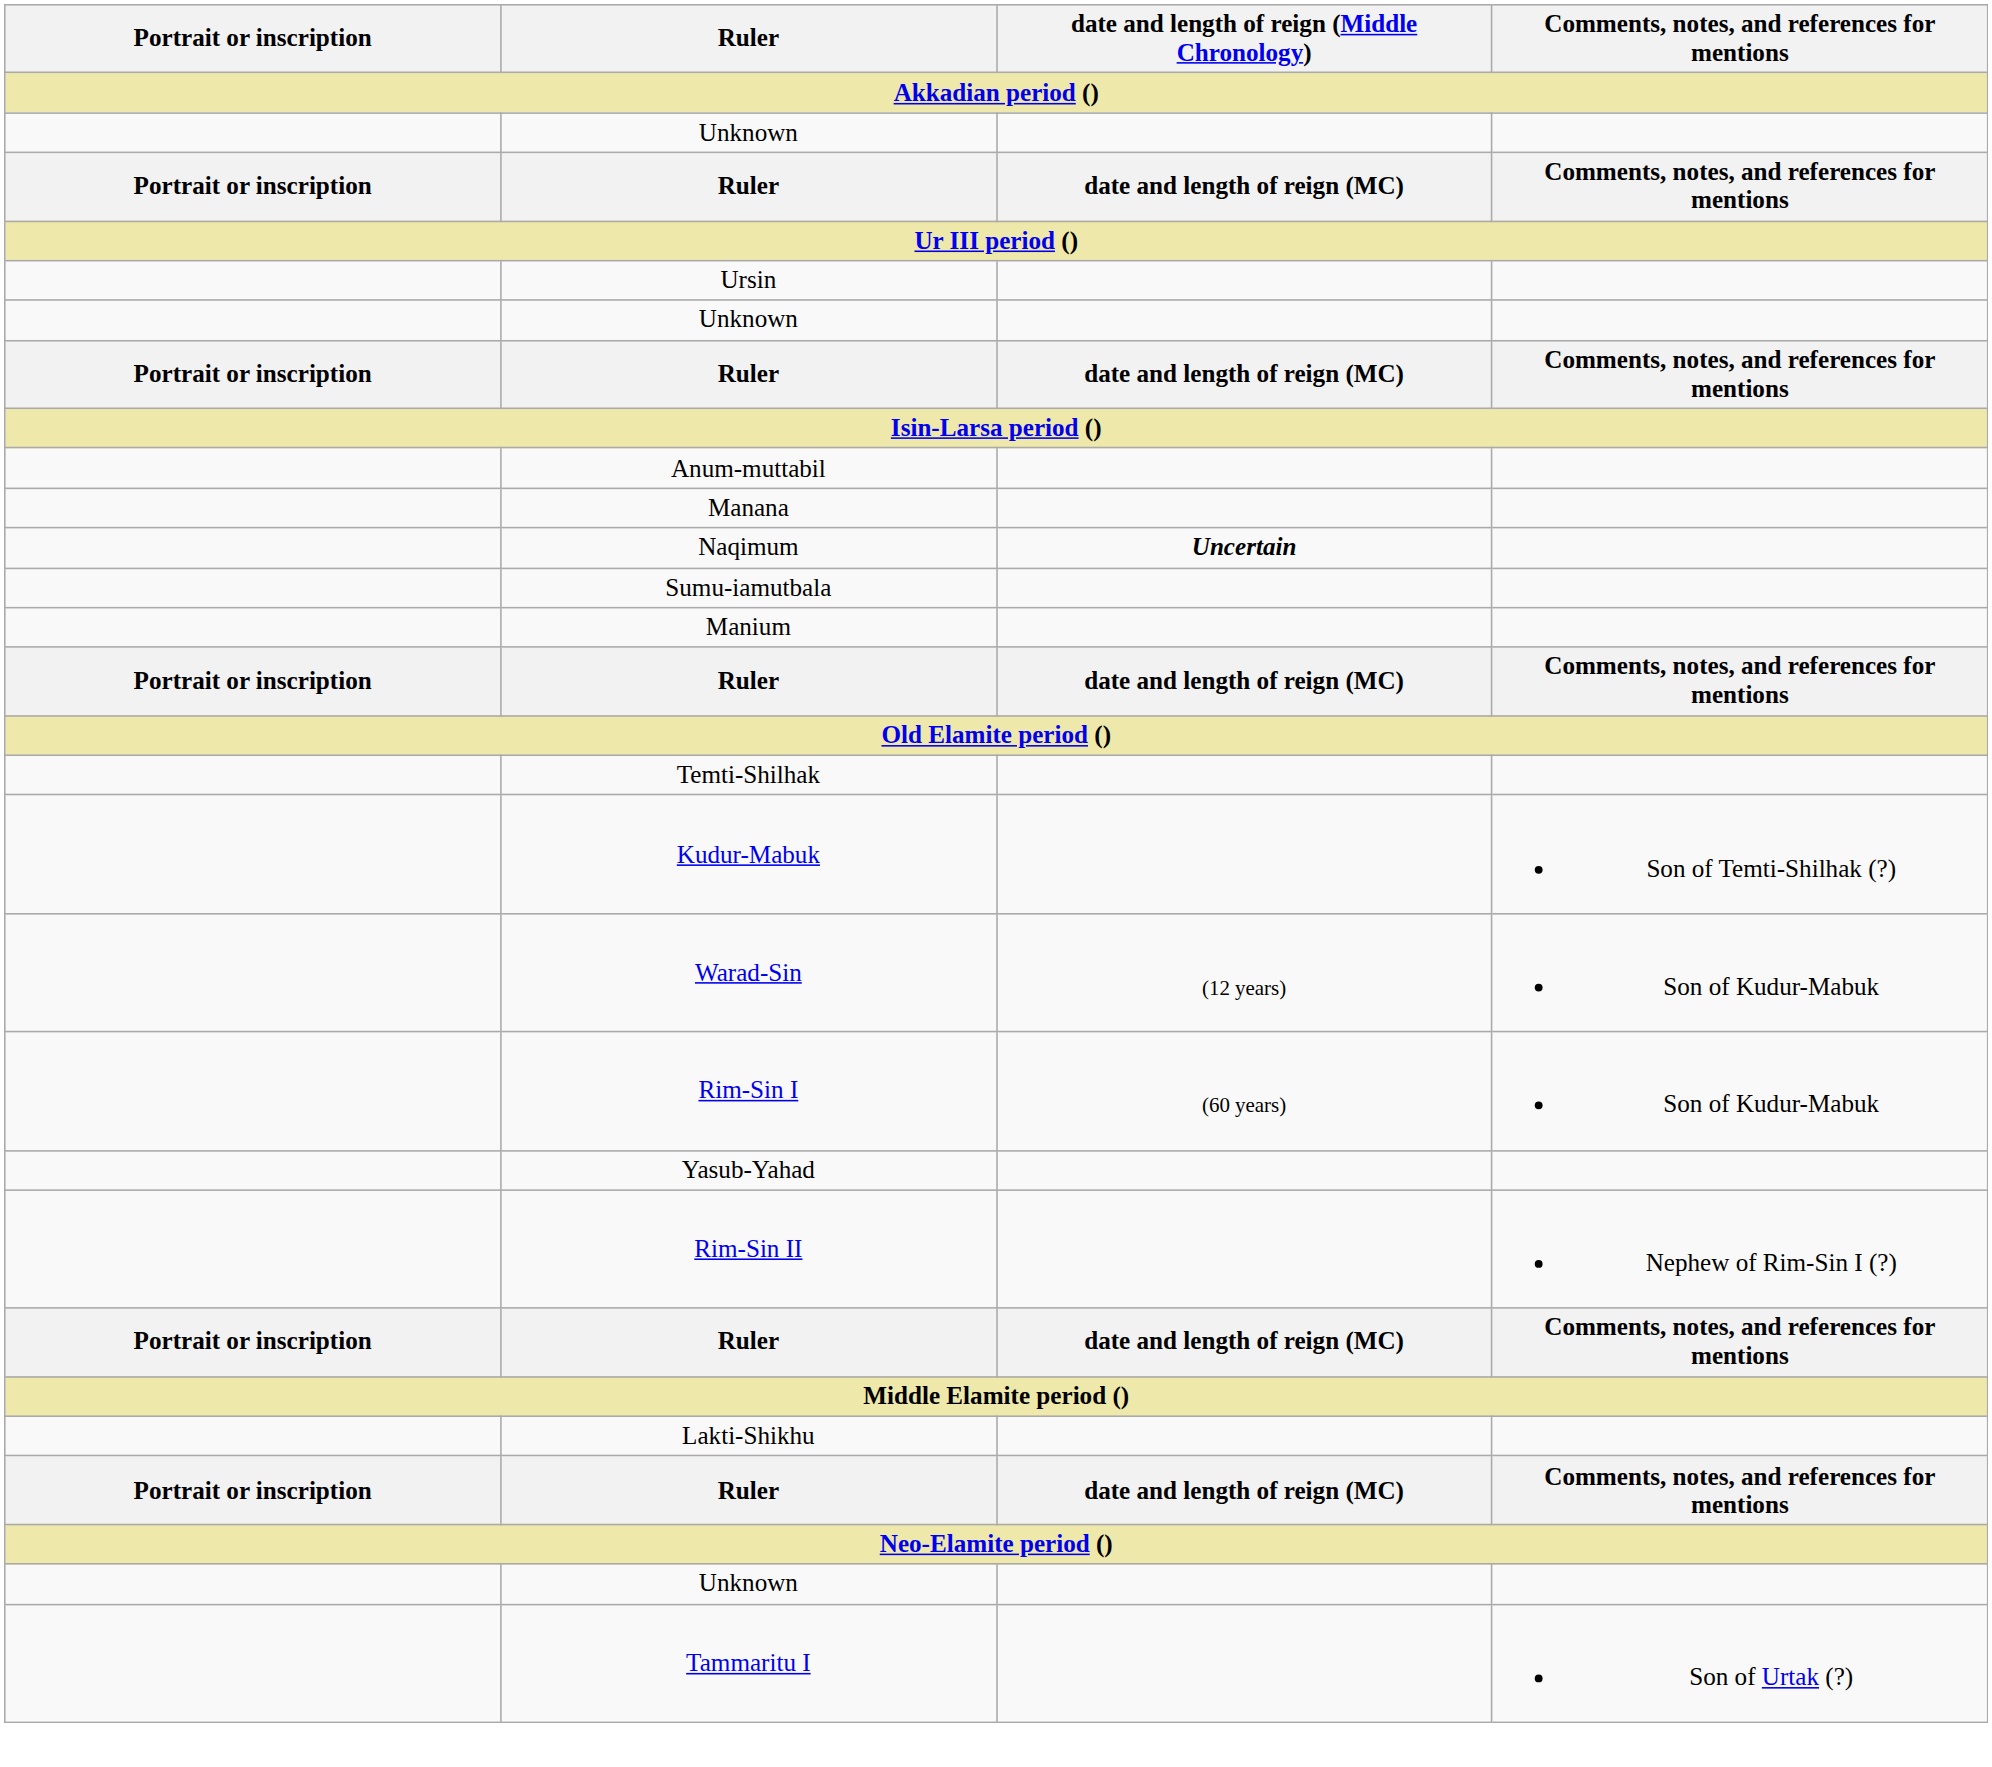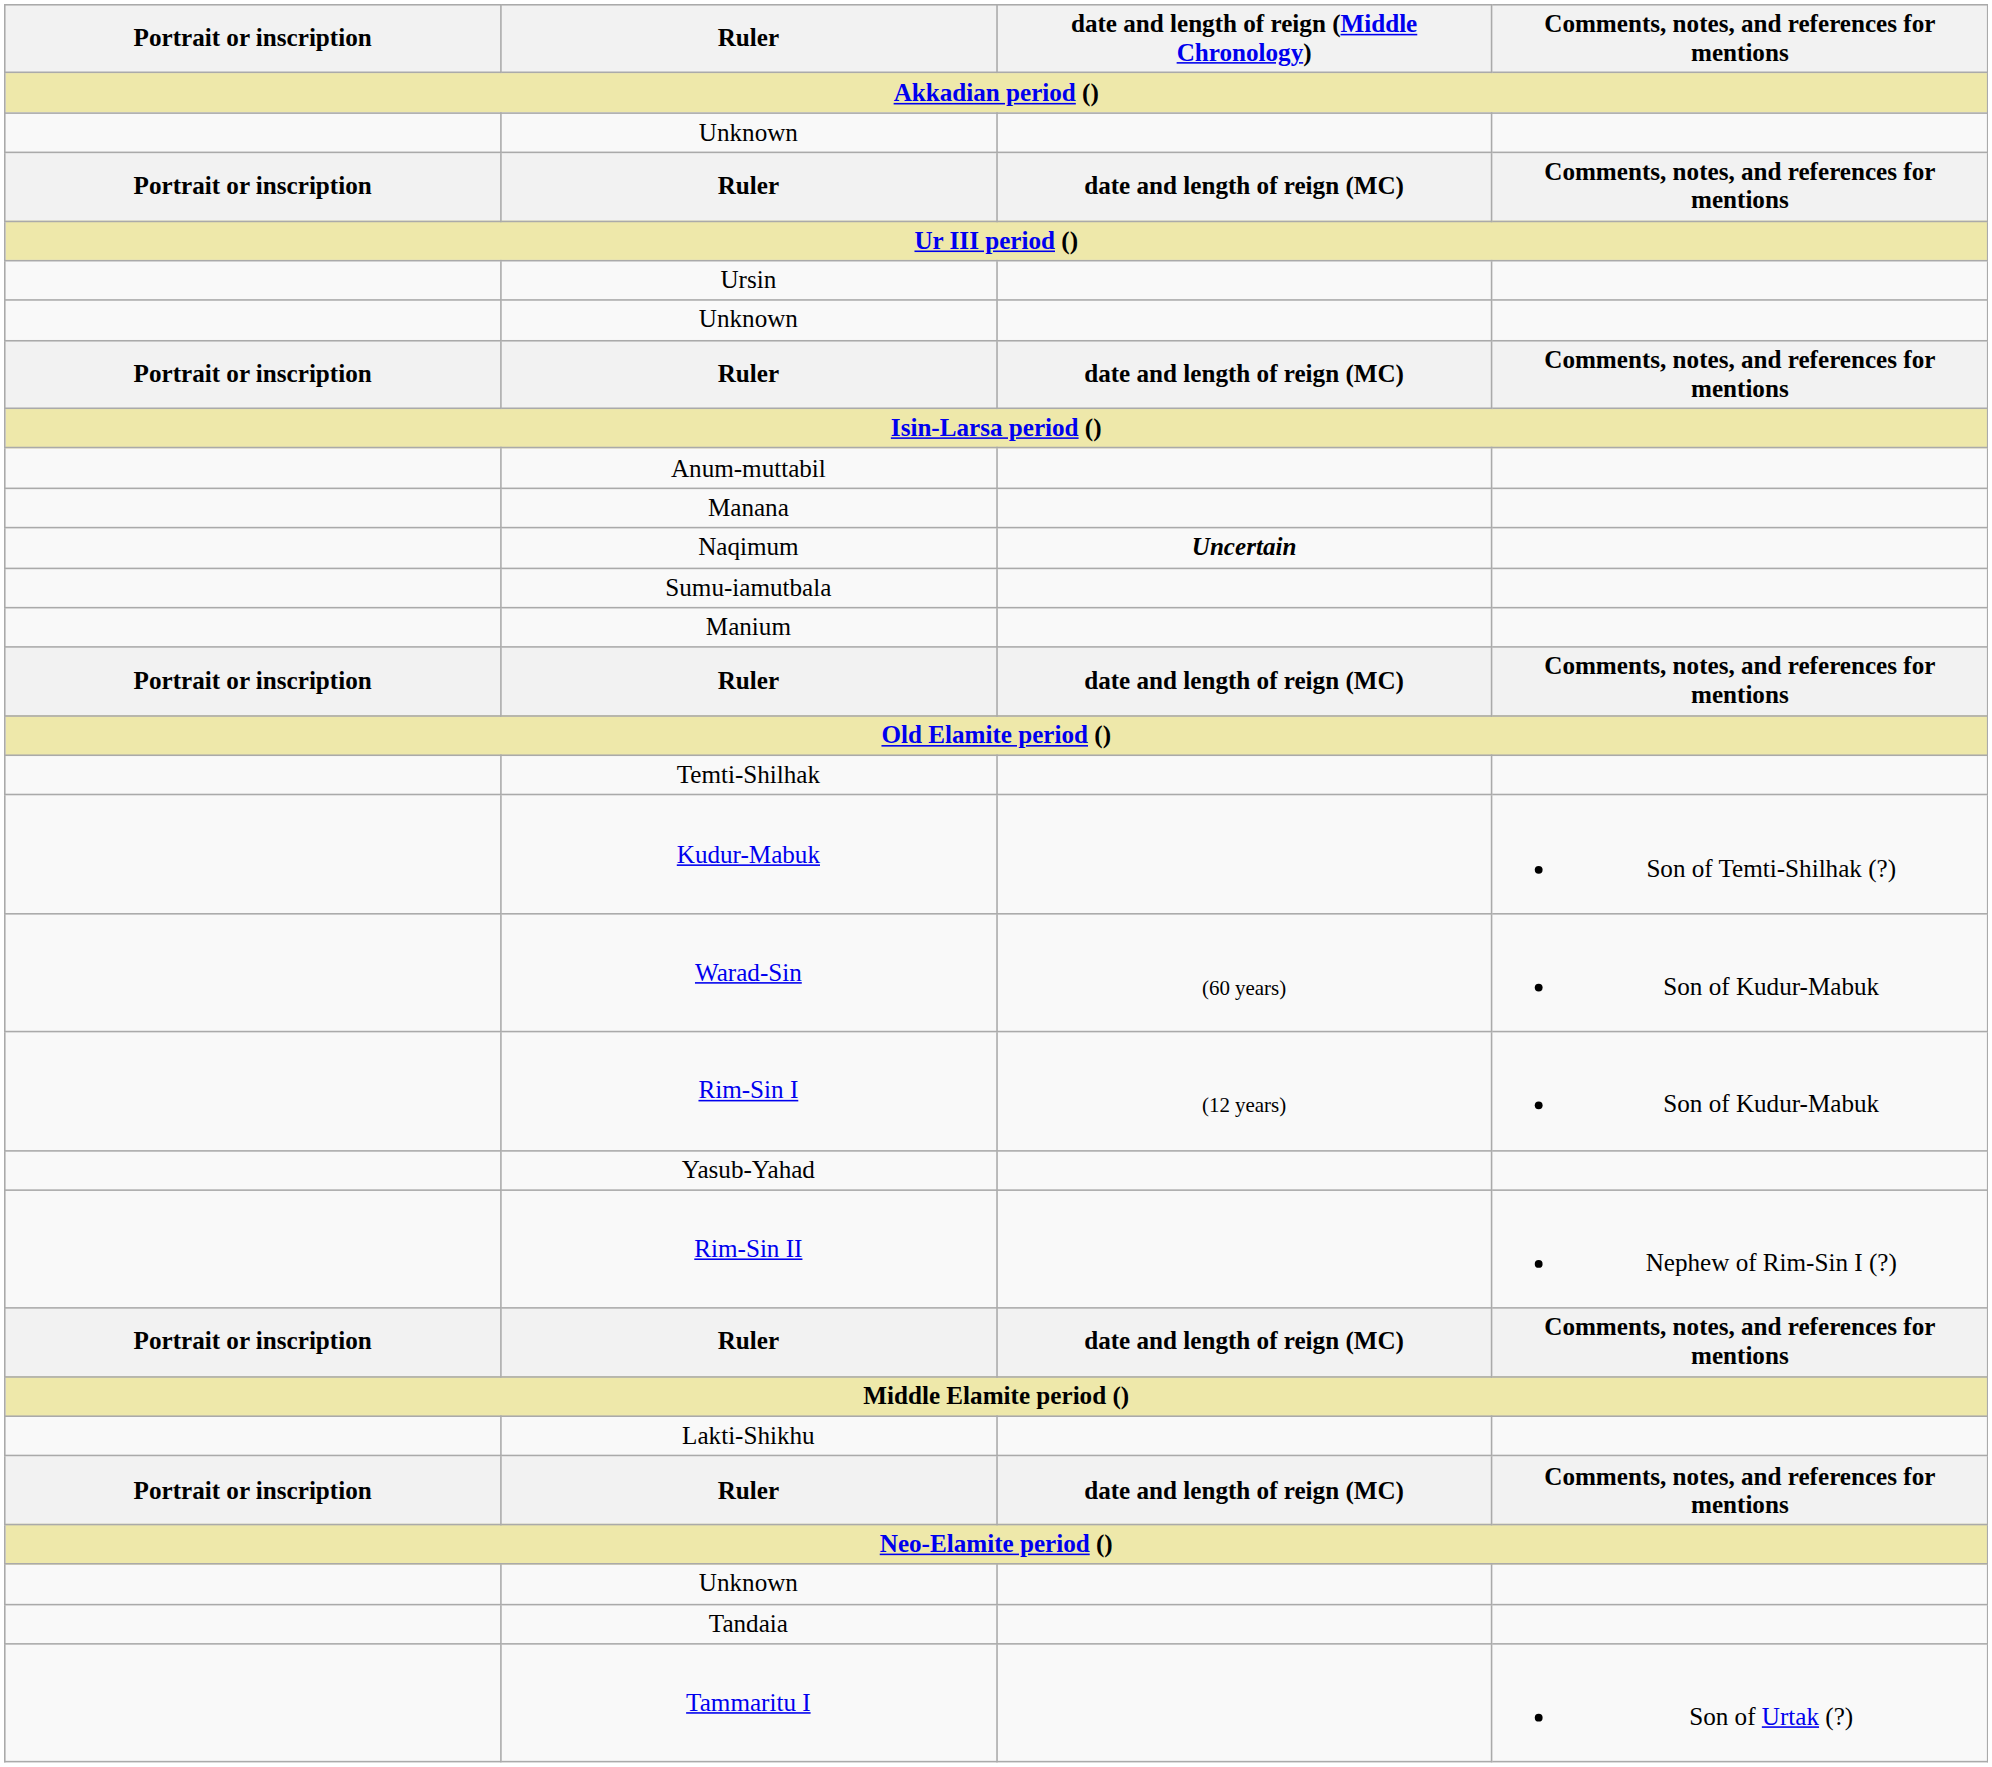(1244, 988) (12 years) -> (1244, 988) (60 years)
(1244, 1106) (60 years) -> (1244, 1106) (12 years)
+ row: (748, 1623)
